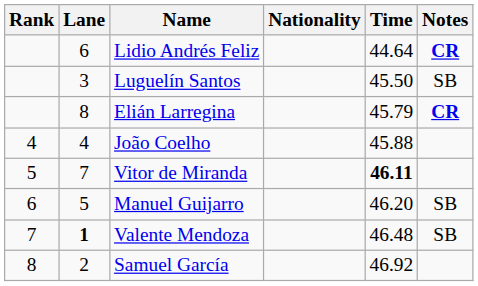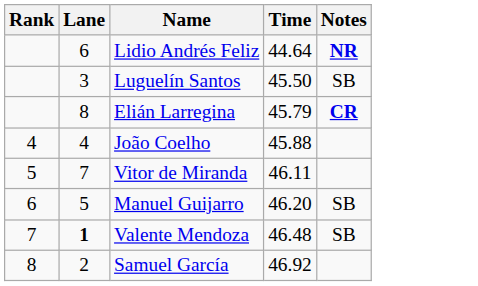- column: (314, 19)
(445, 50) CR -> (344, 50) NR
(391, 173) bold -> (290, 173) normal
